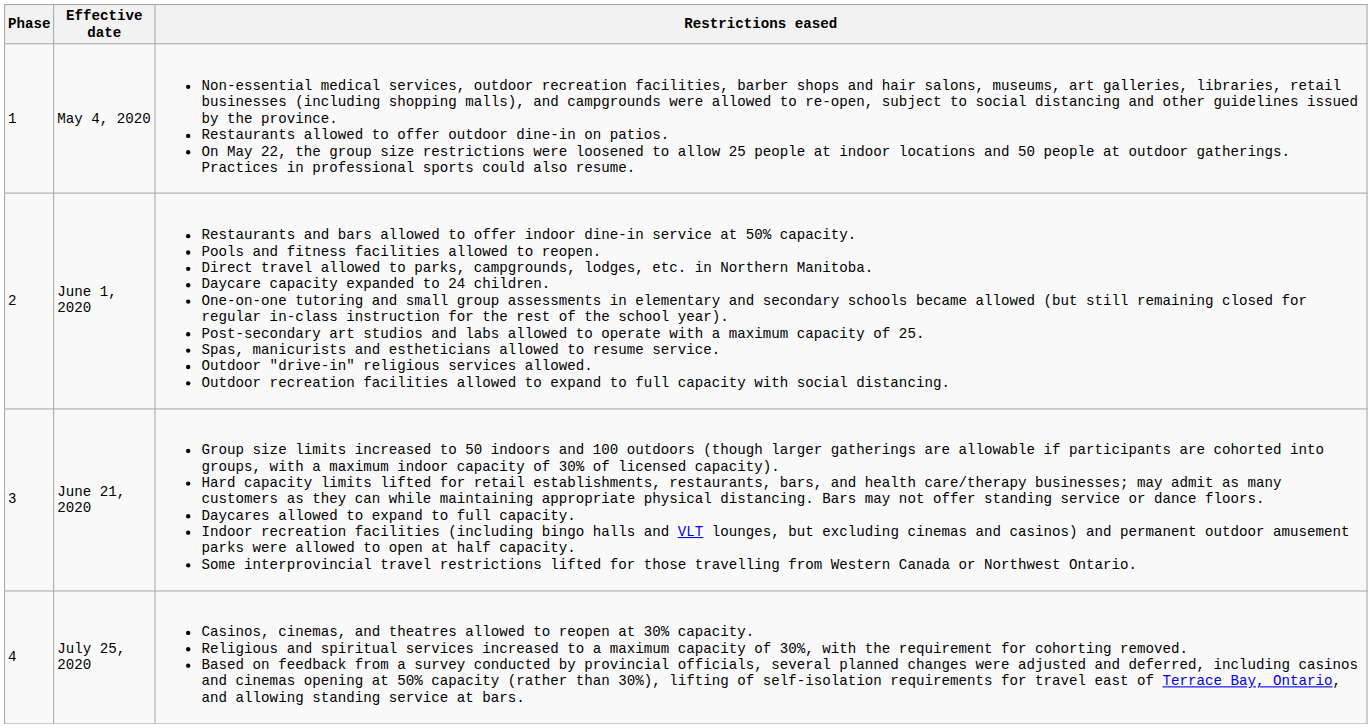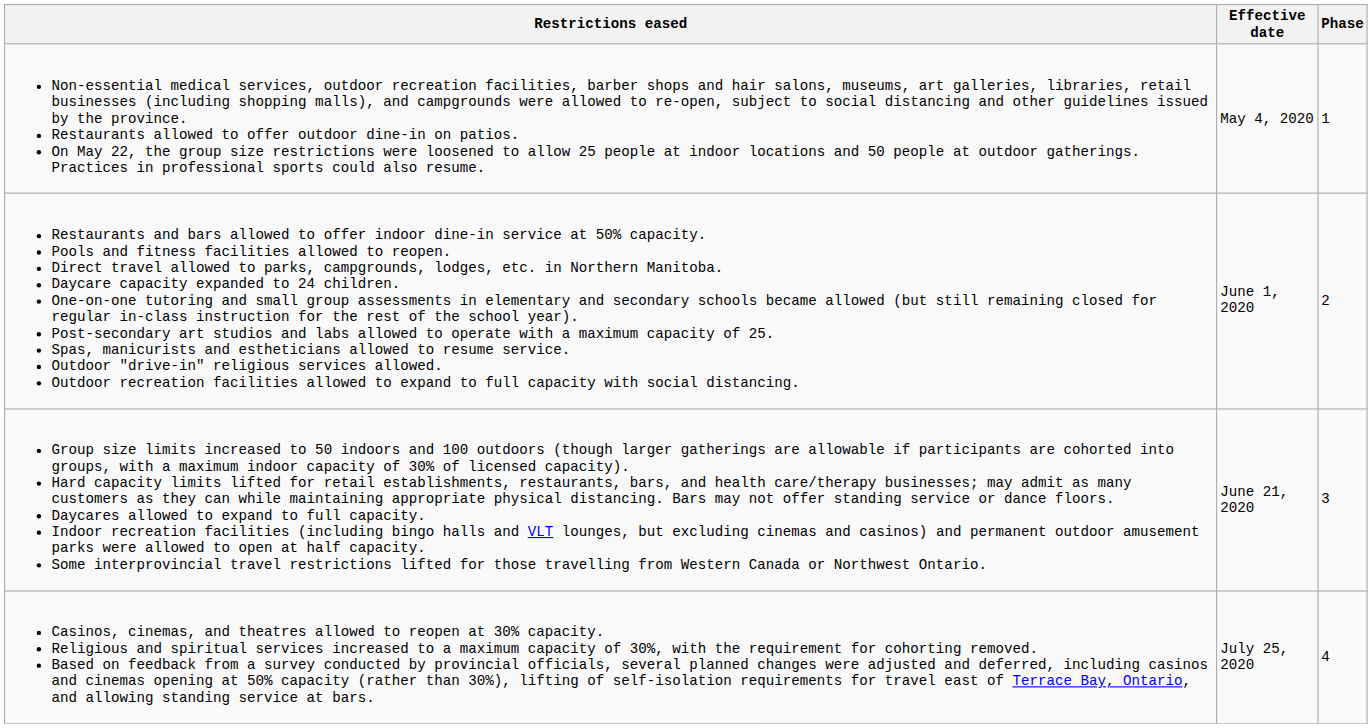columns swapped: (29, 24) <-> (761, 24)
